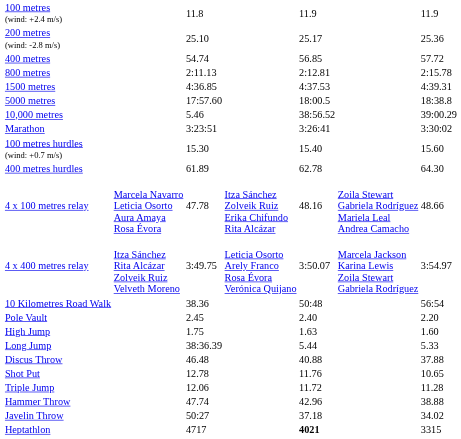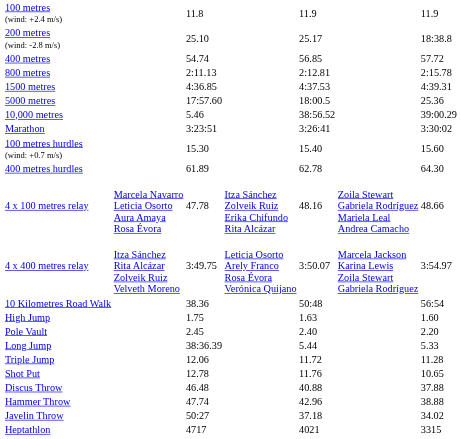(432, 39) 25.36 -> (436, 39) 18:38.8
(436, 101) 18:38.8 -> (432, 101) 25.36
rows swapped: (28, 331) <-> (26, 317)
rows swapped: (30, 388) <-> (34, 359)
(309, 430) bold -> (309, 430) normal
